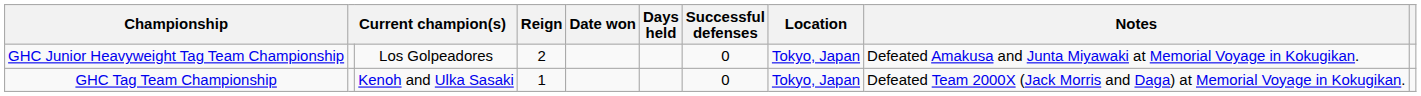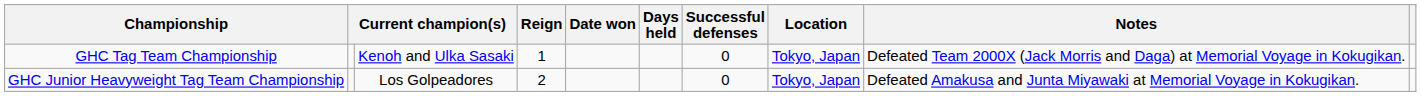rows swapped: (176, 80) <-> (176, 56)
